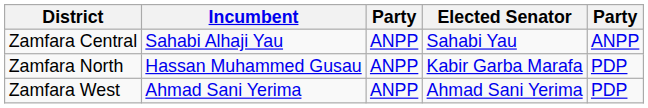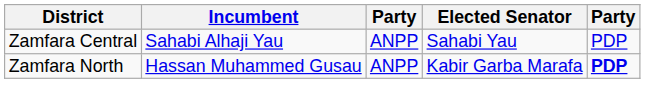(615, 41) ANPP -> (609, 41) PDP
(609, 66) normal -> (609, 66) bold
- row: (64, 90)
